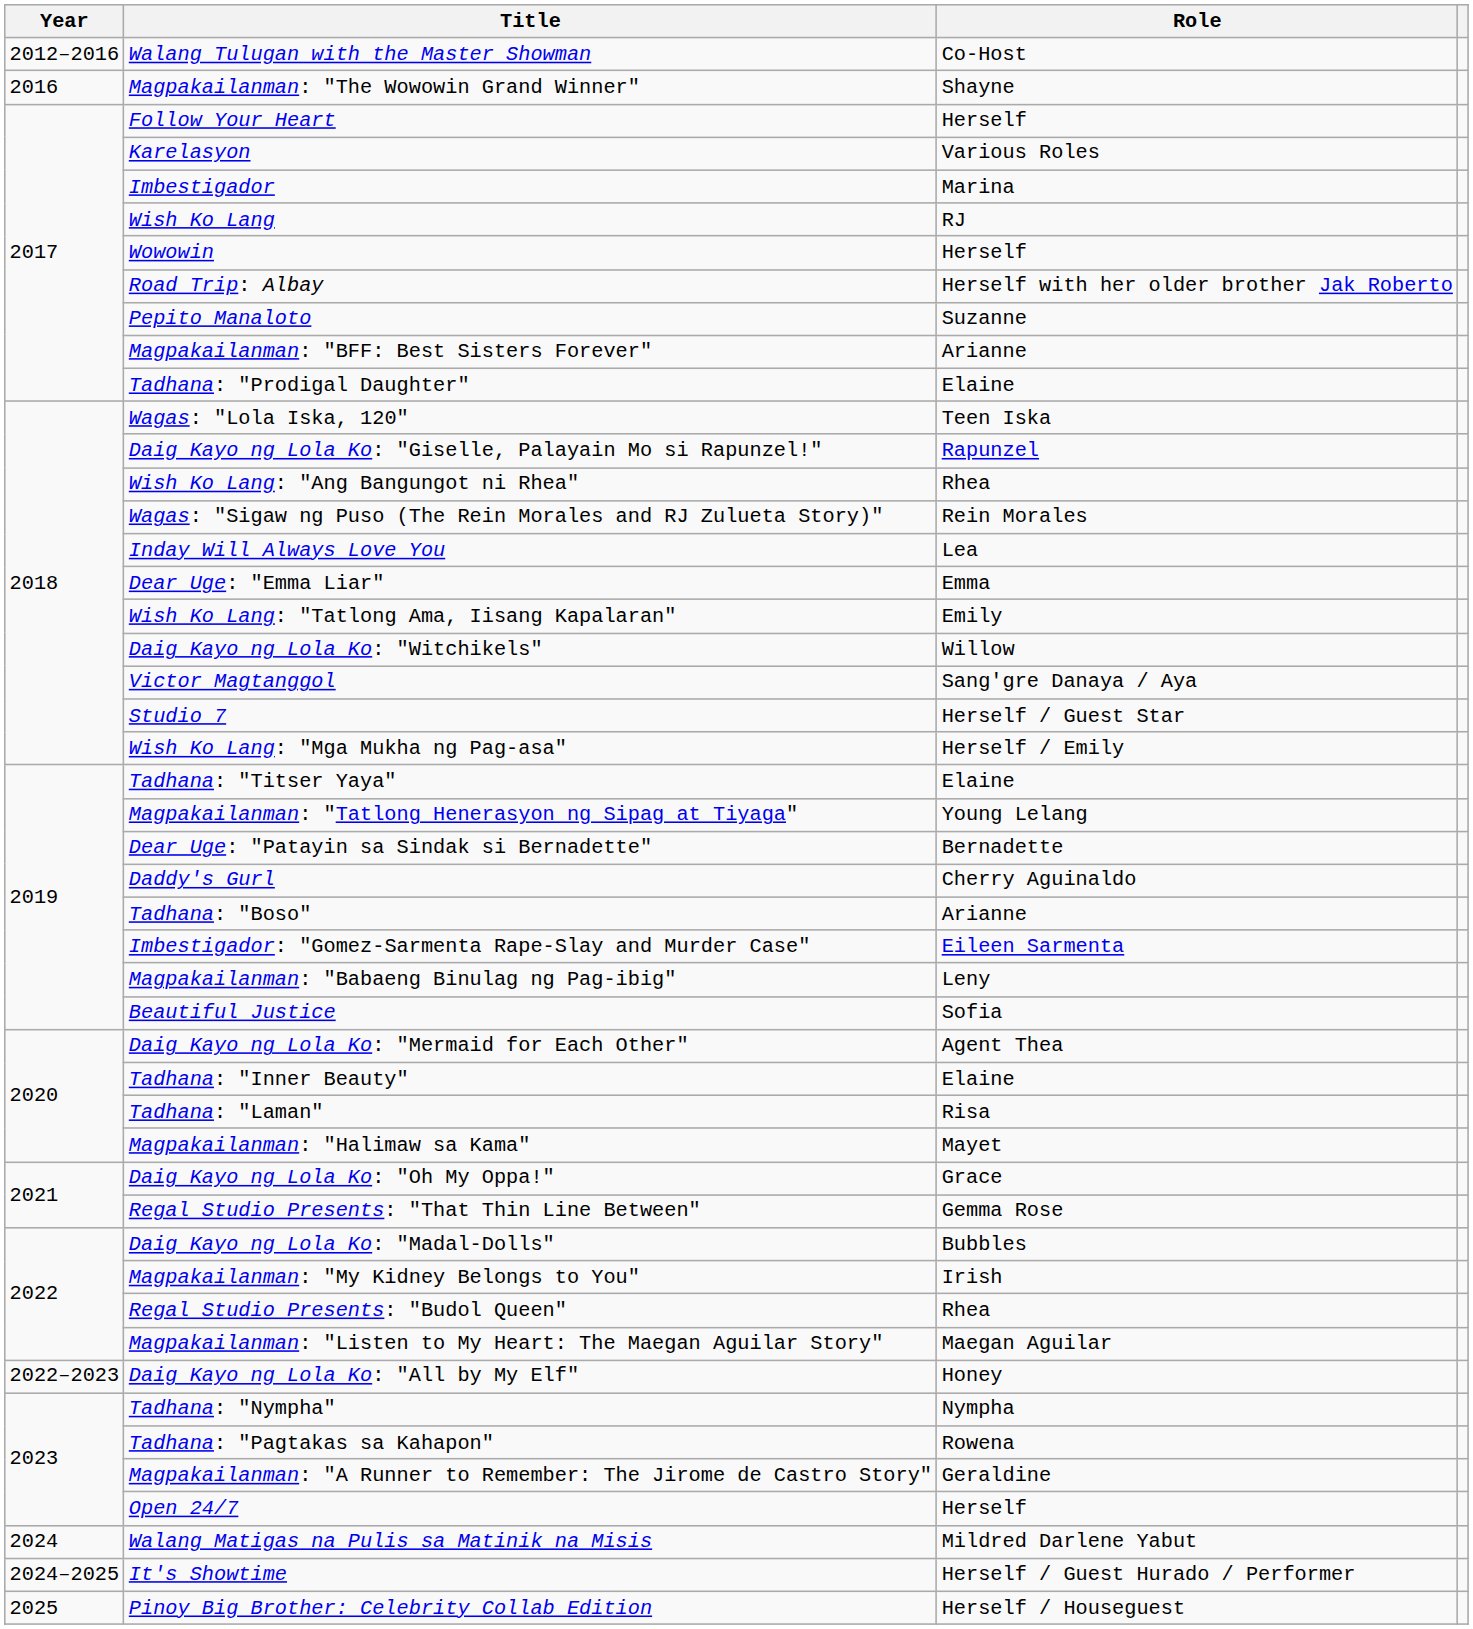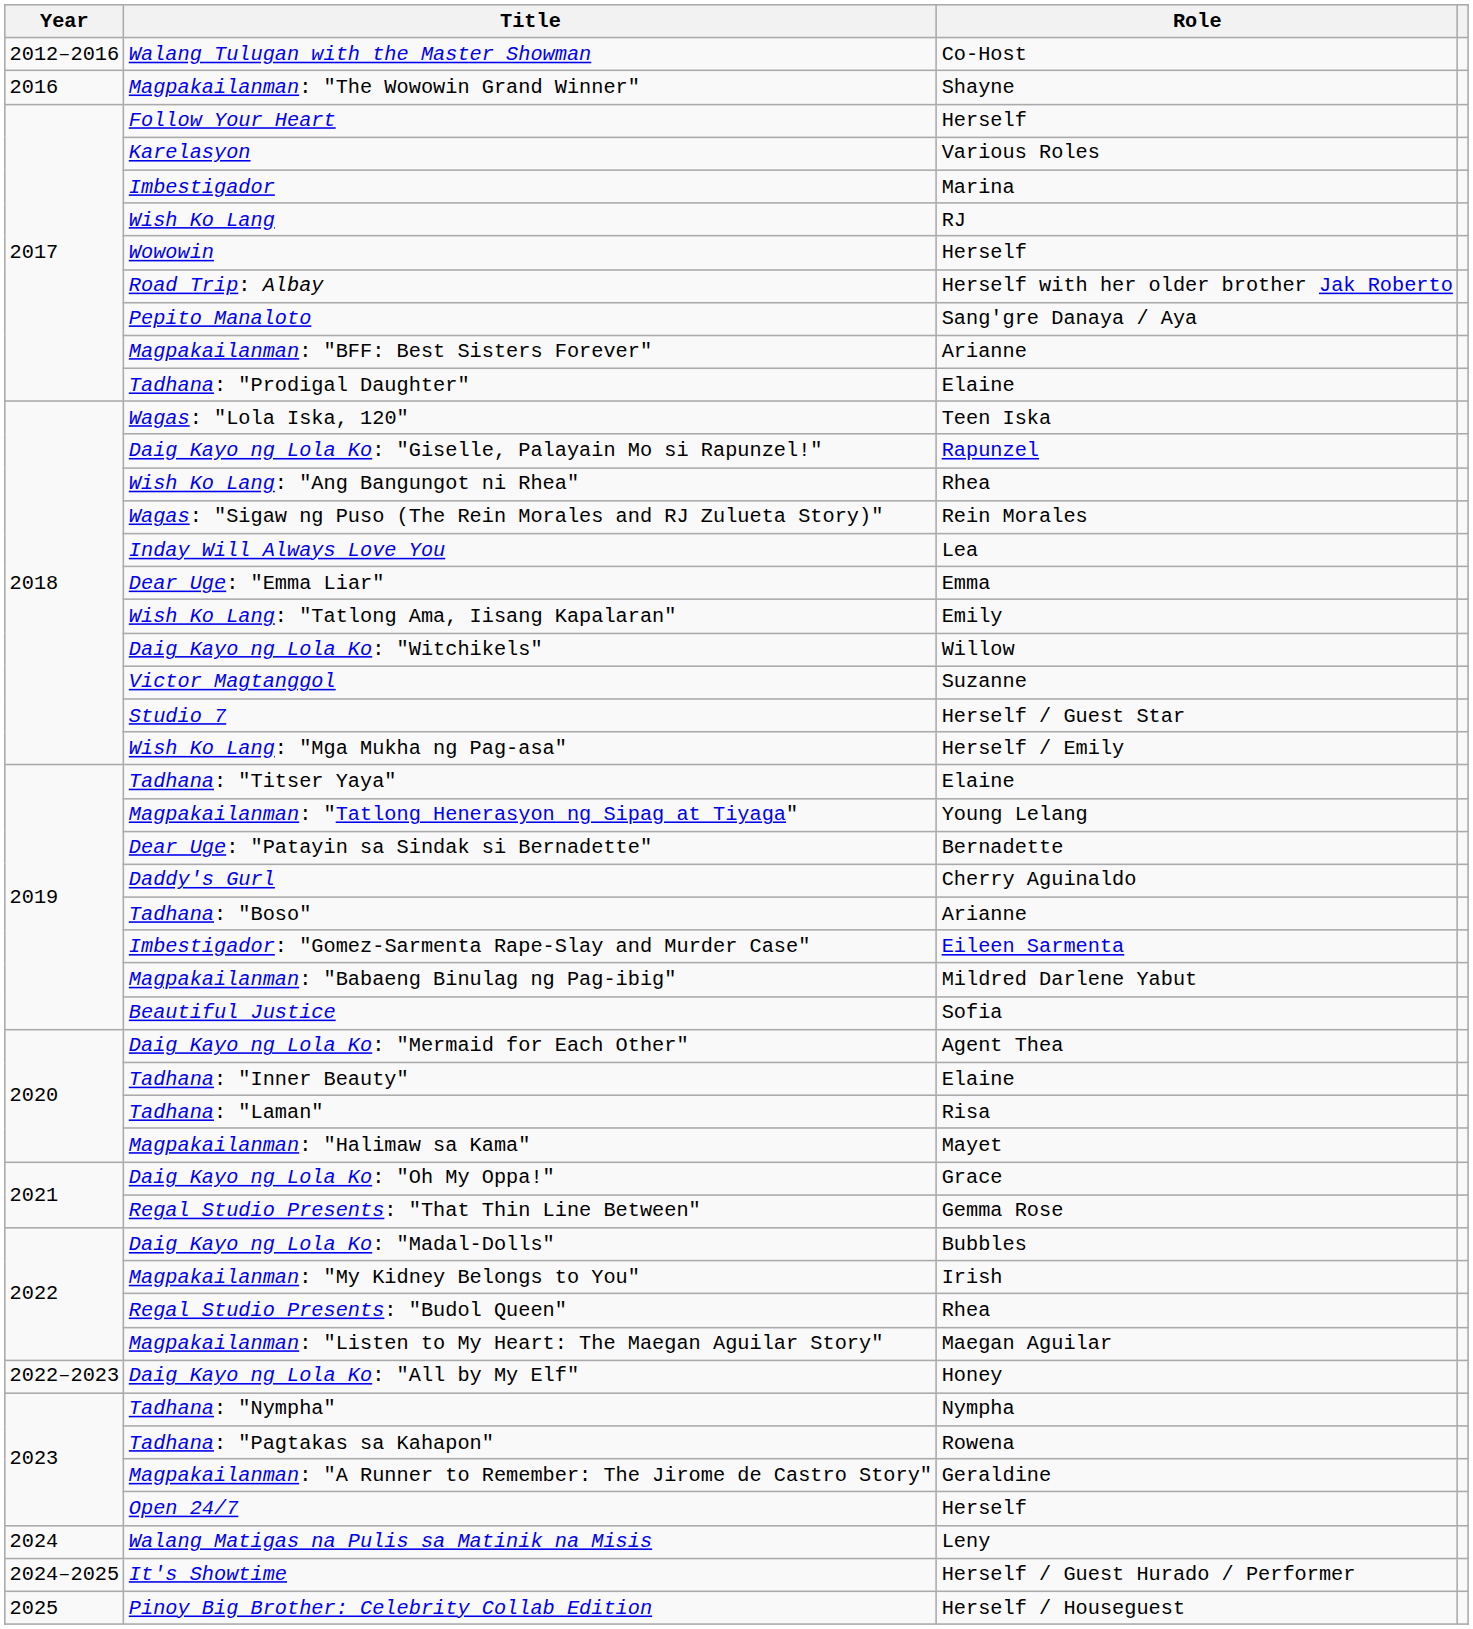(984, 319) Suzanne -> (1069, 319) Sang'gre Danaya / Aya
(1069, 682) Sang'gre Danaya / Aya -> (984, 682) Suzanne
(966, 980) Leny -> (1069, 980) Mildred Darlene Yabut
(1069, 1542) Mildred Darlene Yabut -> (966, 1542) Leny
